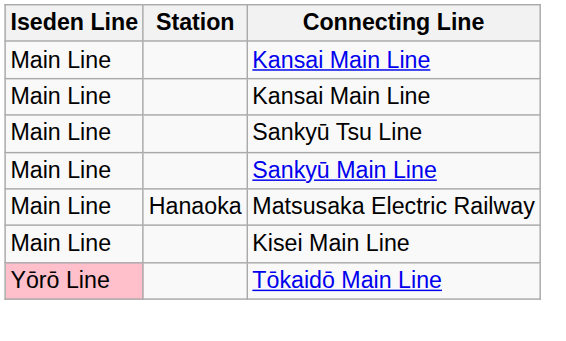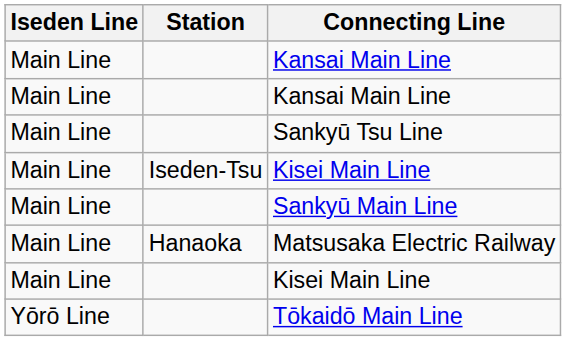+ row: (206, 170)
(60, 280) pink background -> (60, 317) no background
